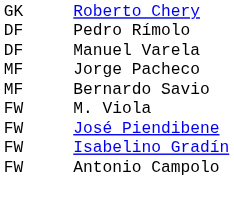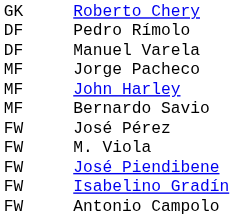+ row: (127, 90)
+ row: (122, 128)
